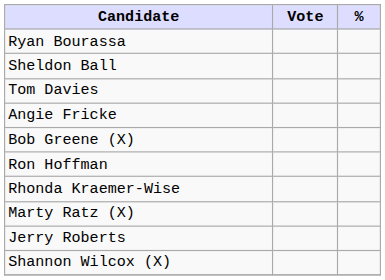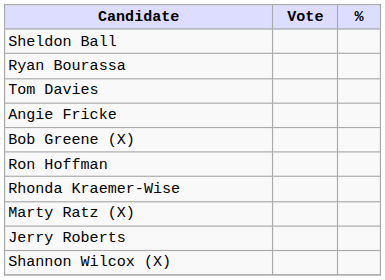rows swapped: (62, 66) <-> (67, 41)
